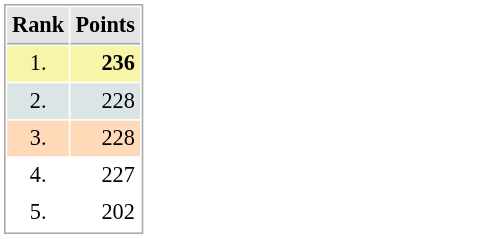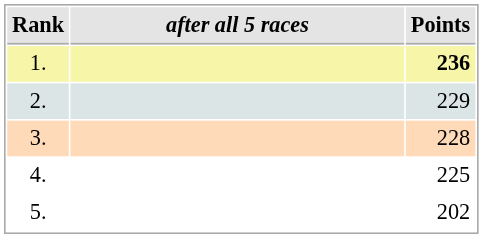+ column: (237, 24)
(118, 100) 228 -> (453, 100) 229
(118, 175) 227 -> (453, 175) 225
